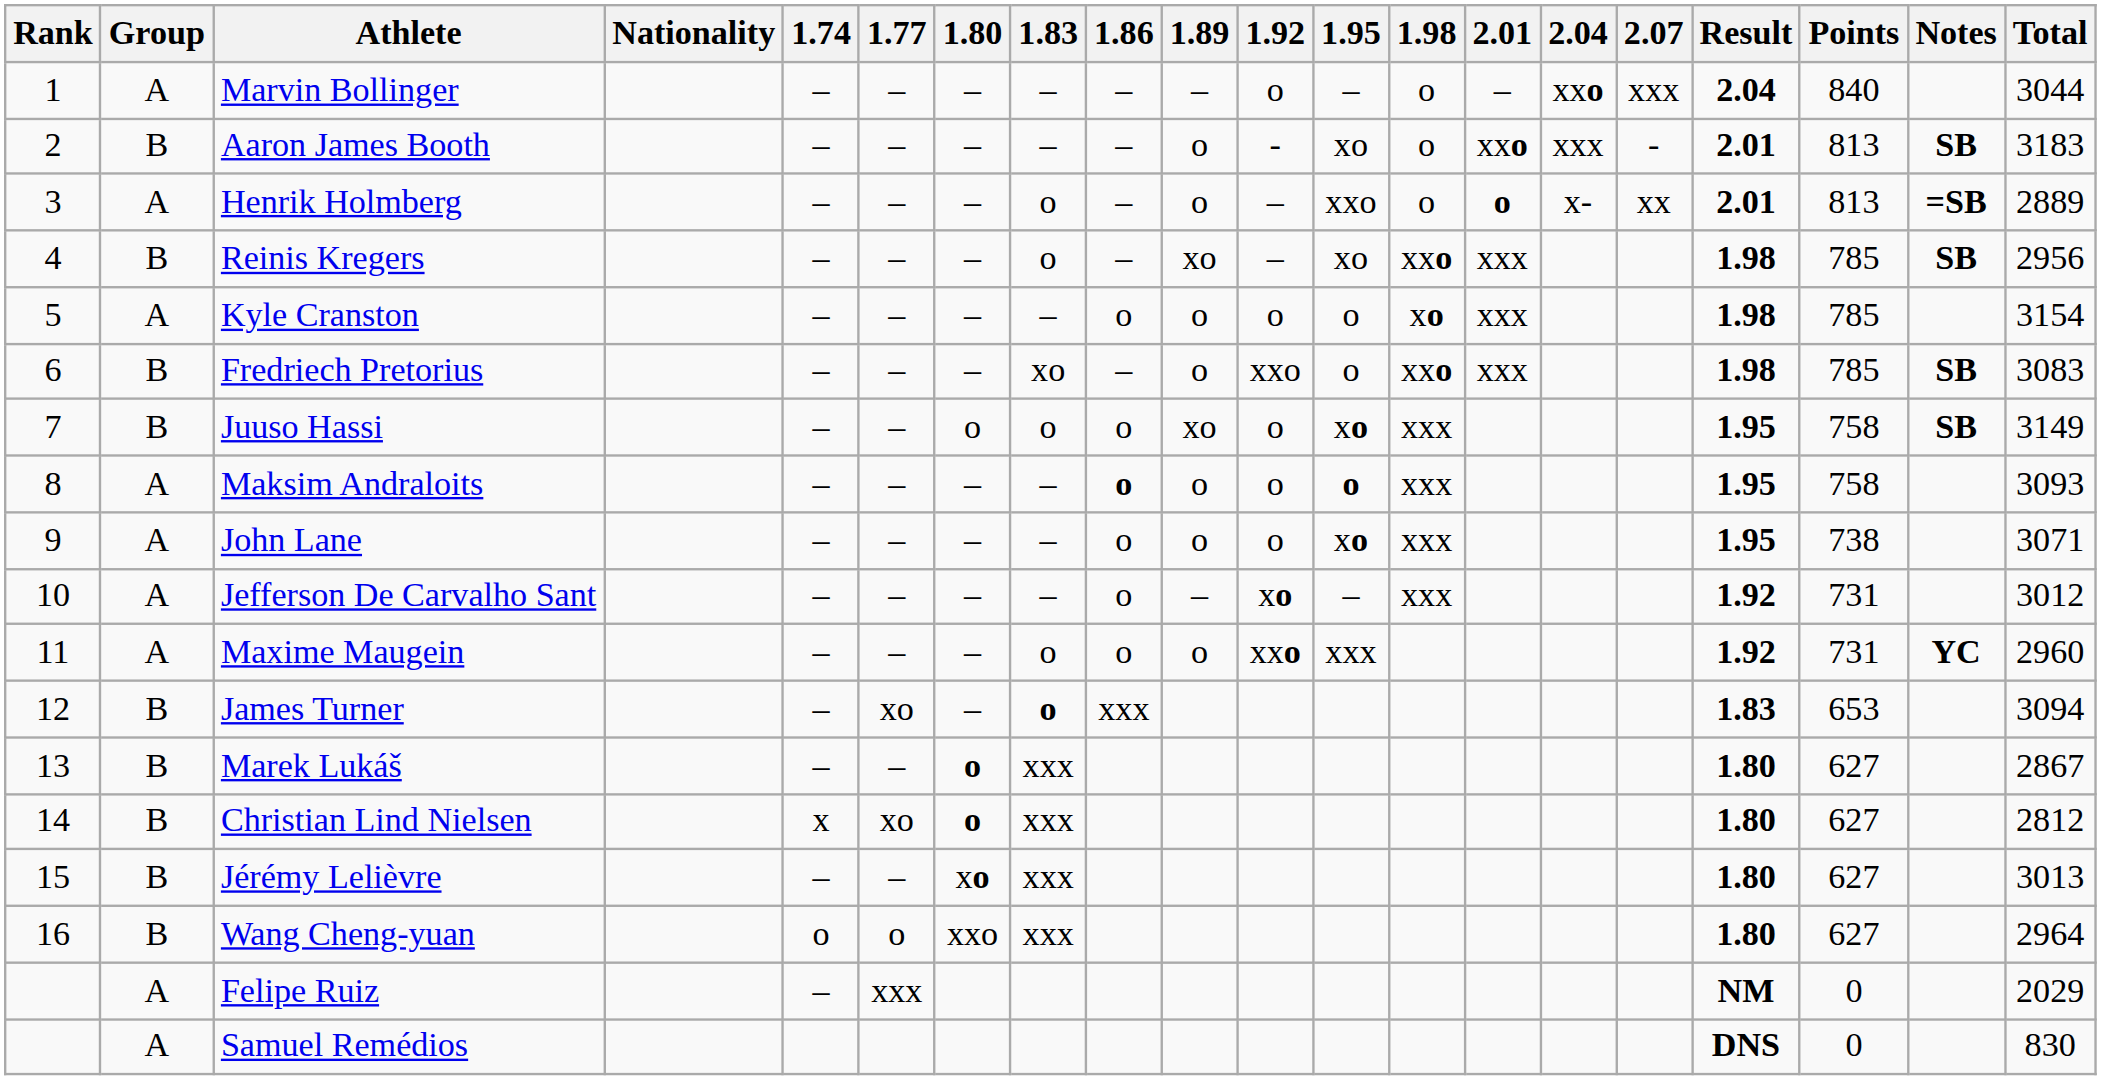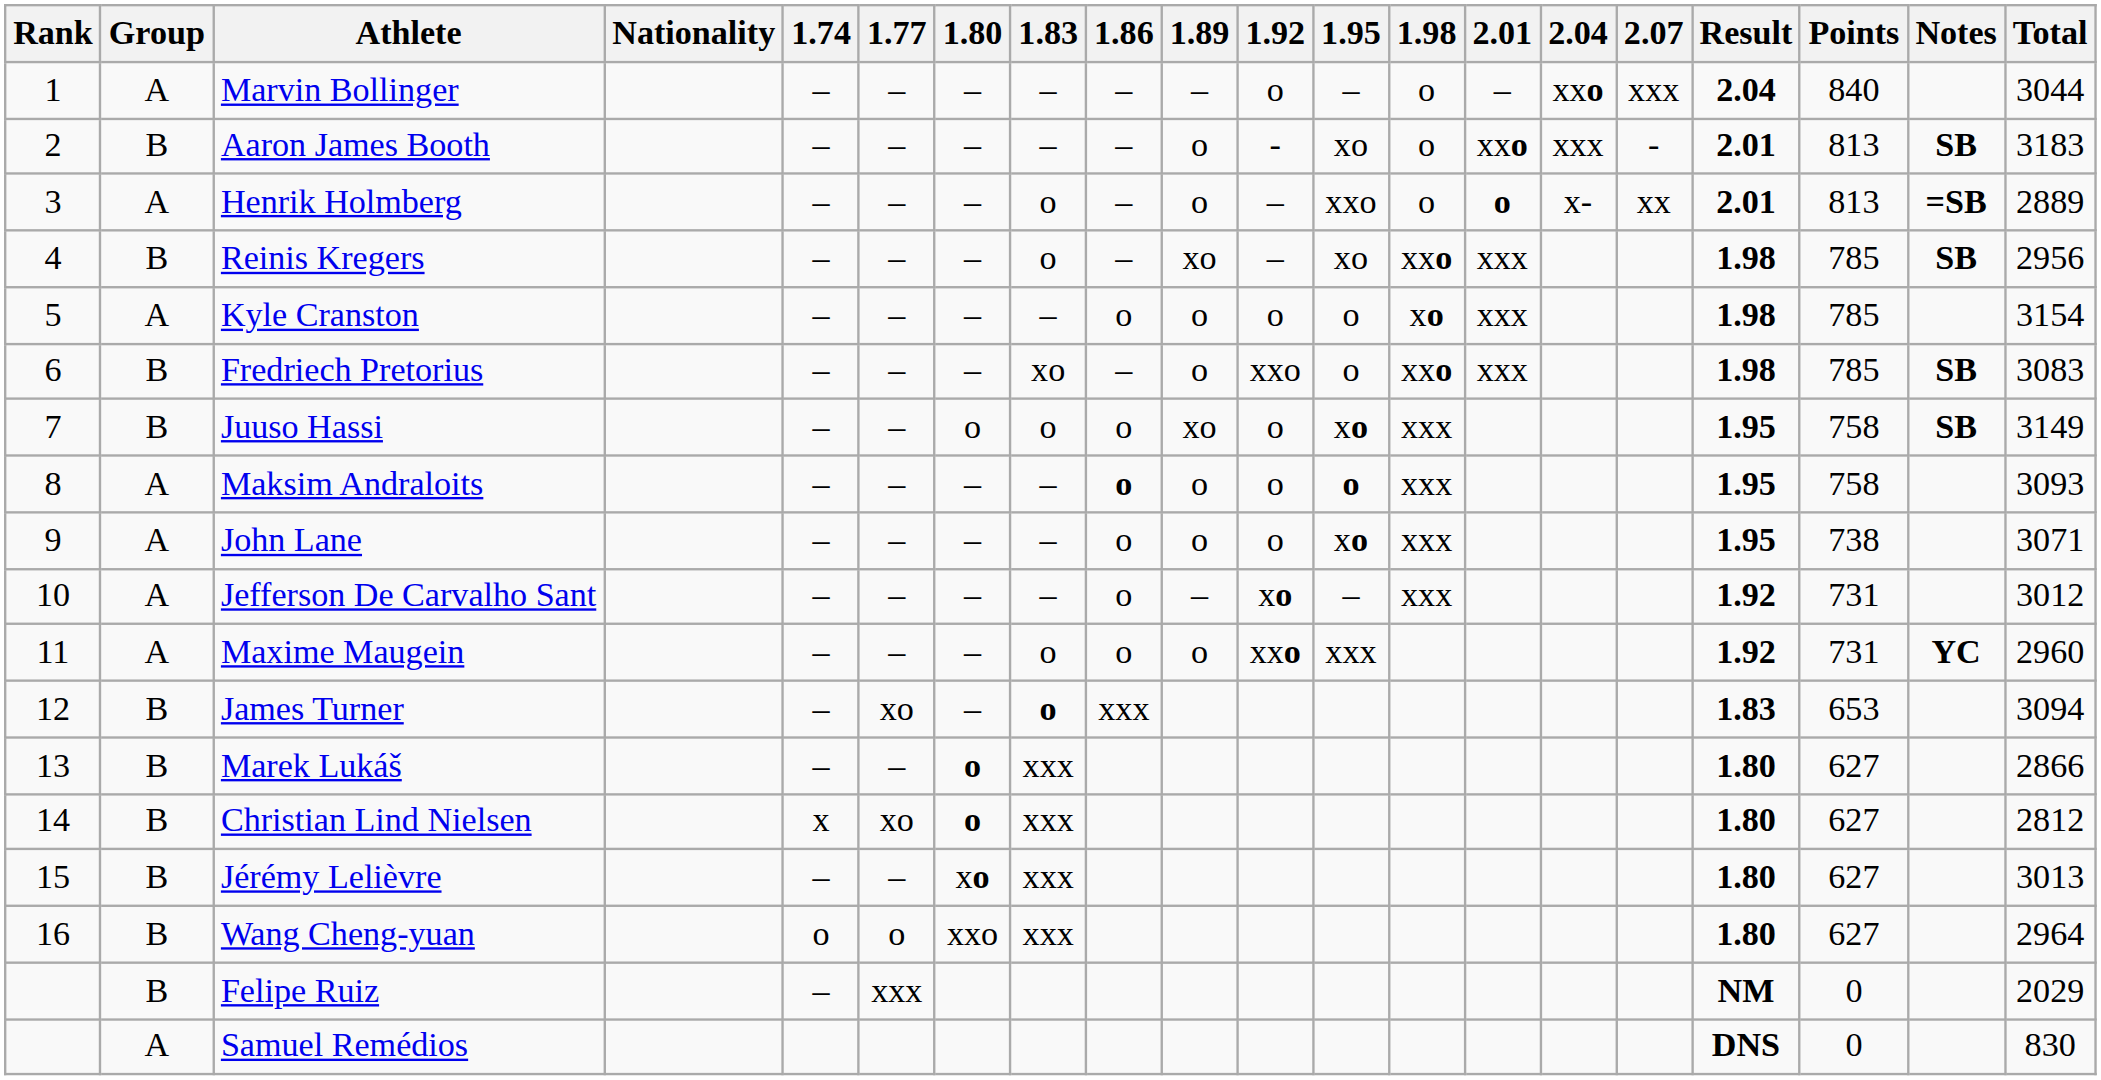(2050, 764) 2867 -> (2050, 764) 2866
(157, 989) A -> (157, 989) B
